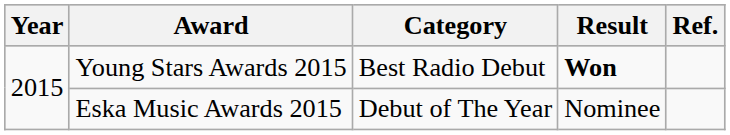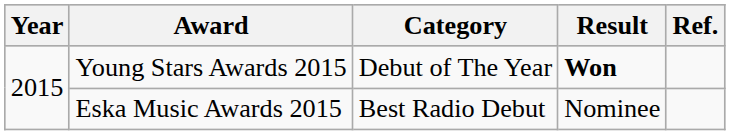(452, 66) Best Radio Debut -> (455, 66) Debut of The Year
(455, 108) Debut of The Year -> (452, 108) Best Radio Debut
